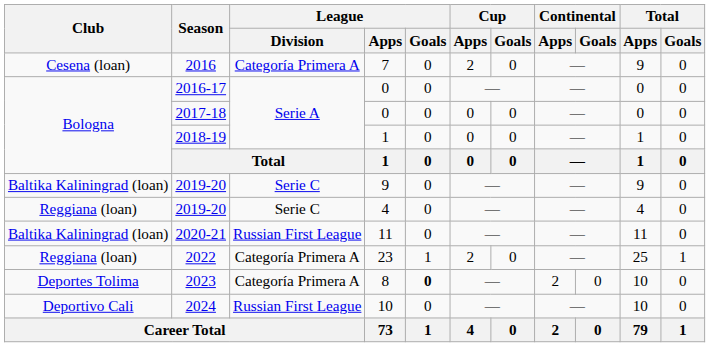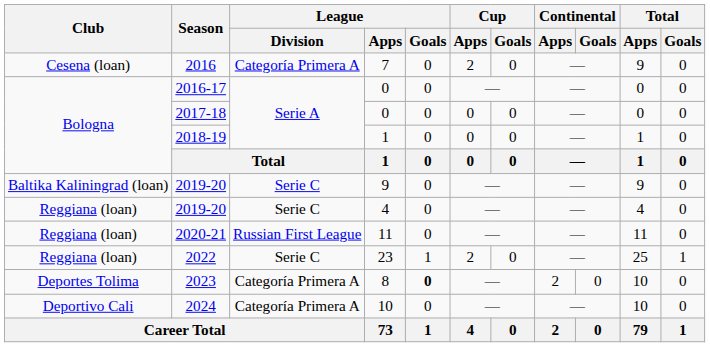(88, 233) Baltika Kaliningrad (loan) -> (88, 233) Reggiana (loan)
(297, 257) Categoría Primera A -> (297, 257) Serie C
(297, 305) Russian First League -> (297, 305) Categoría Primera A
